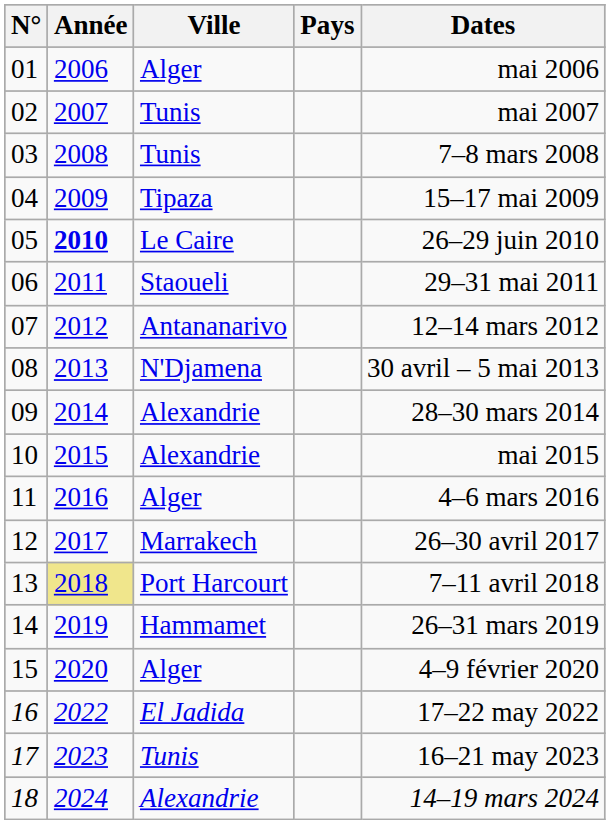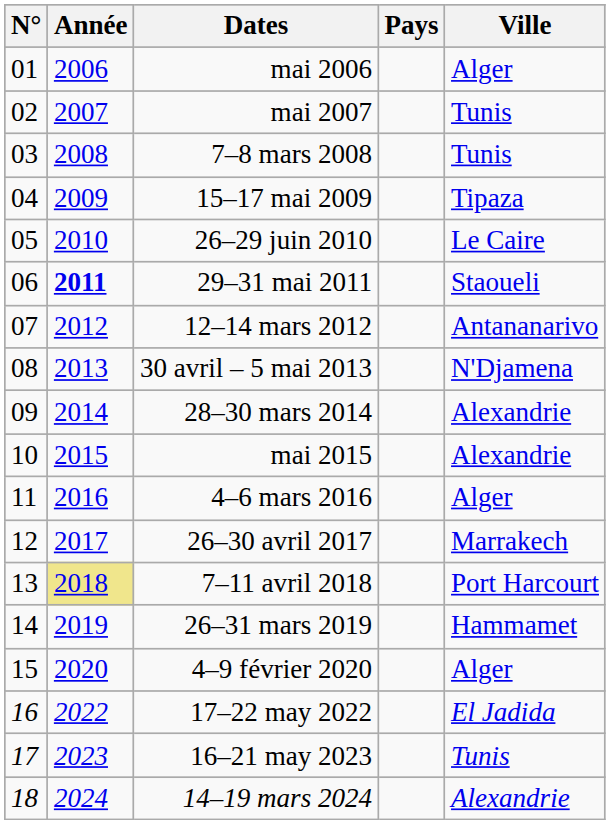columns swapped: (214, 25) <-> (483, 25)
(81, 240) bold -> (81, 240) normal
(80, 283) normal -> (80, 283) bold
